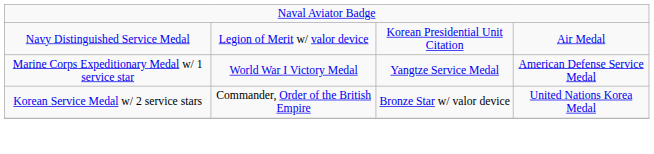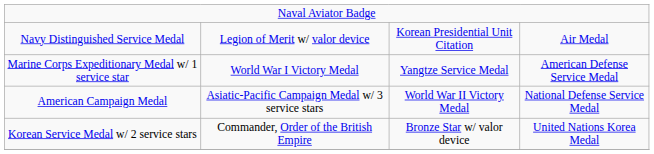+ row: (102, 102)
